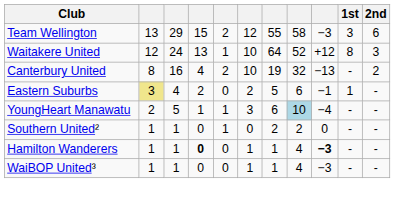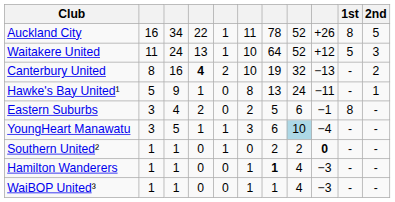+ row: (44, 33)
- row: (52, 33)
(151, 52) 12 -> (151, 52) 11
(350, 52) 8 -> (350, 52) 5
(201, 71) normal -> (201, 71) bold
+ row: (63, 91)
(151, 91) khaki background -> (151, 110) no background
(350, 91) 1 -> (350, 110) 8
(151, 110) 2 -> (151, 129) 3
(325, 129) normal -> (325, 149) bold
(201, 149) bold -> (201, 168) normal
(275, 149) normal -> (275, 168) bold
(325, 149) bold -> (325, 168) normal
